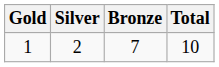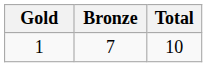- column: (77, 18)
